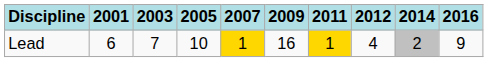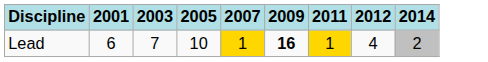- column: (461, 17)
(286, 43) normal -> (286, 43) bold
